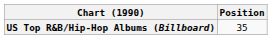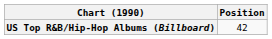(242, 27) 35 -> (242, 27) 42
